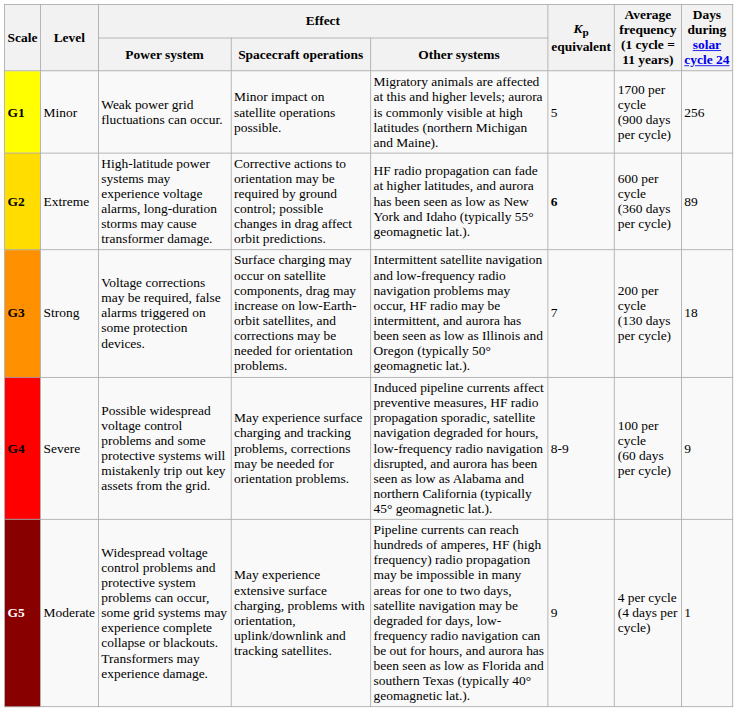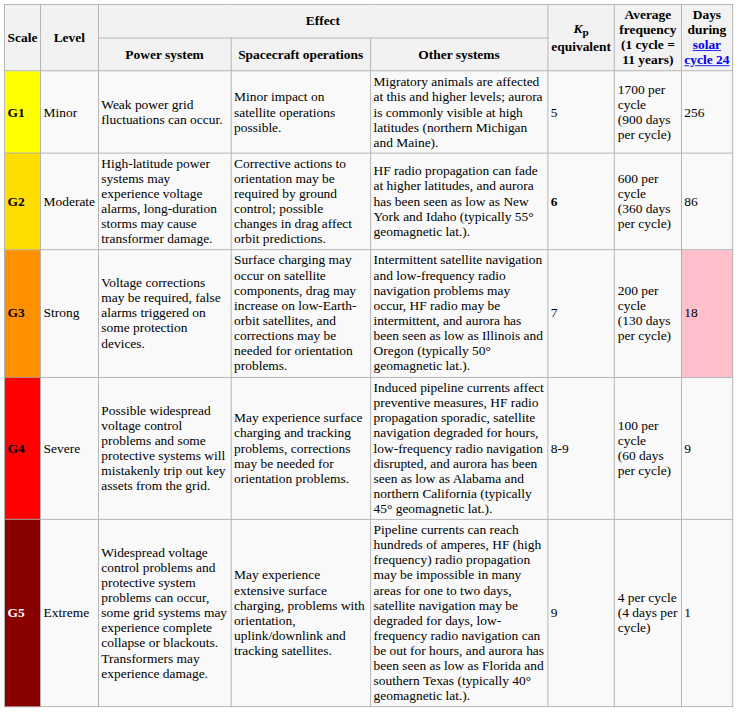(66, 201) Extreme -> (69, 201) Moderate
(691, 201) 89 -> (691, 201) 86
(691, 313) no background -> (691, 313) pink background
(69, 613) Moderate -> (66, 613) Extreme
